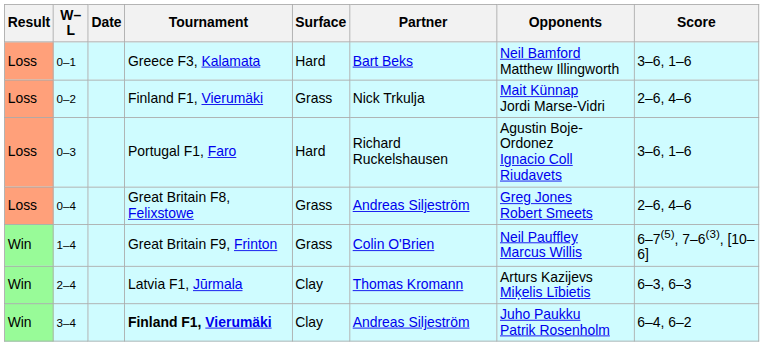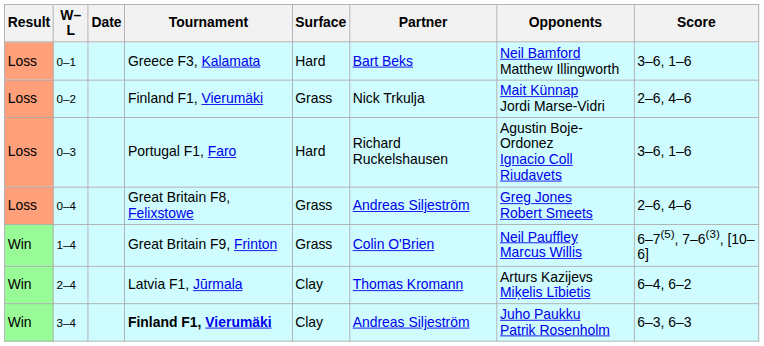(664, 284) 6–3, 6–3 -> (664, 284) 6–4, 6–2
(664, 322) 6–4, 6–2 -> (664, 322) 6–3, 6–3
